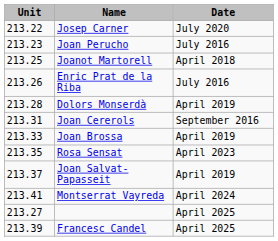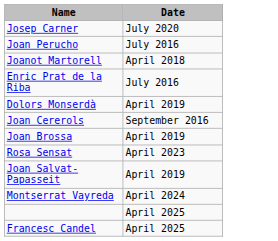- column: (30, 12)
